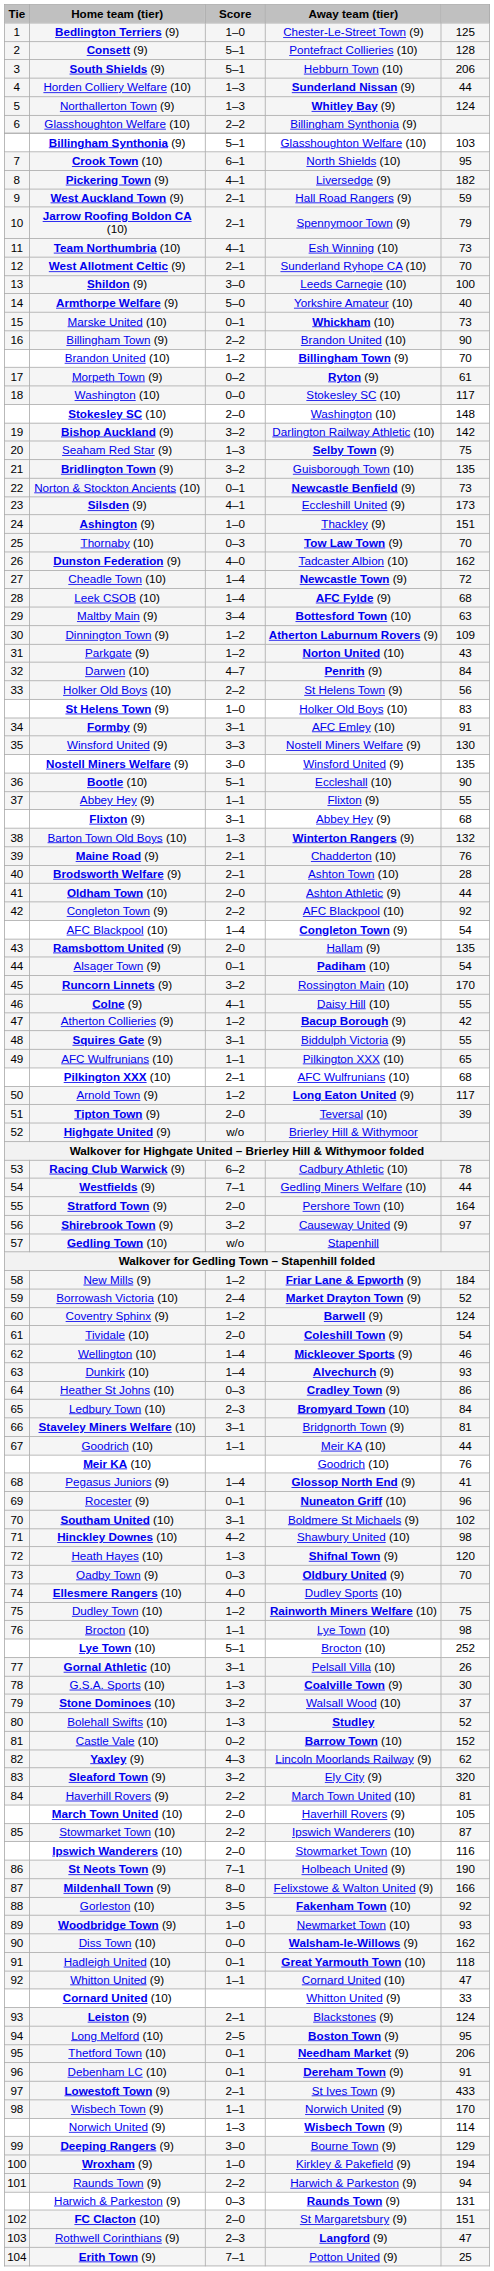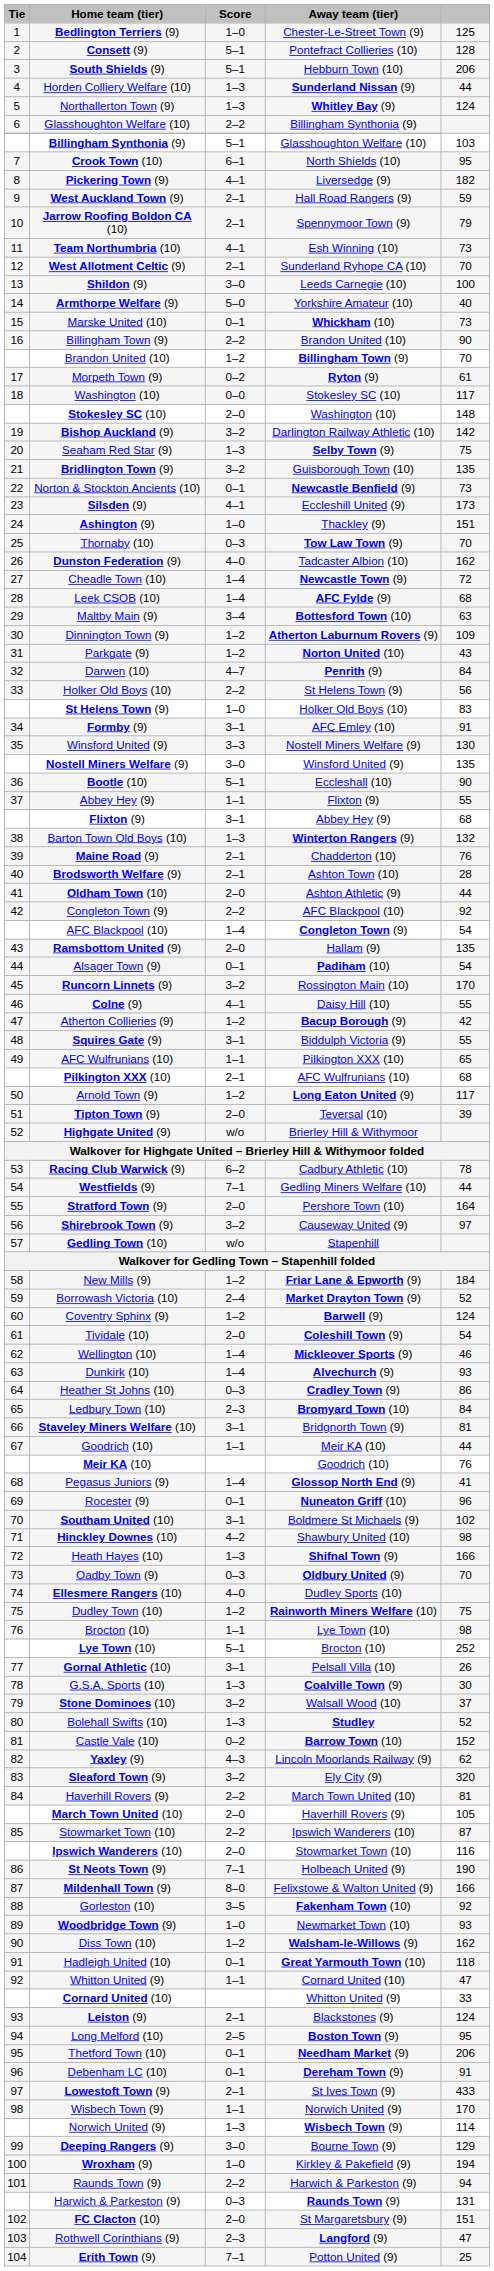(465, 1556) 120 -> (465, 1556) 166
(235, 1943) 0–0 -> (235, 1943) 1–2
